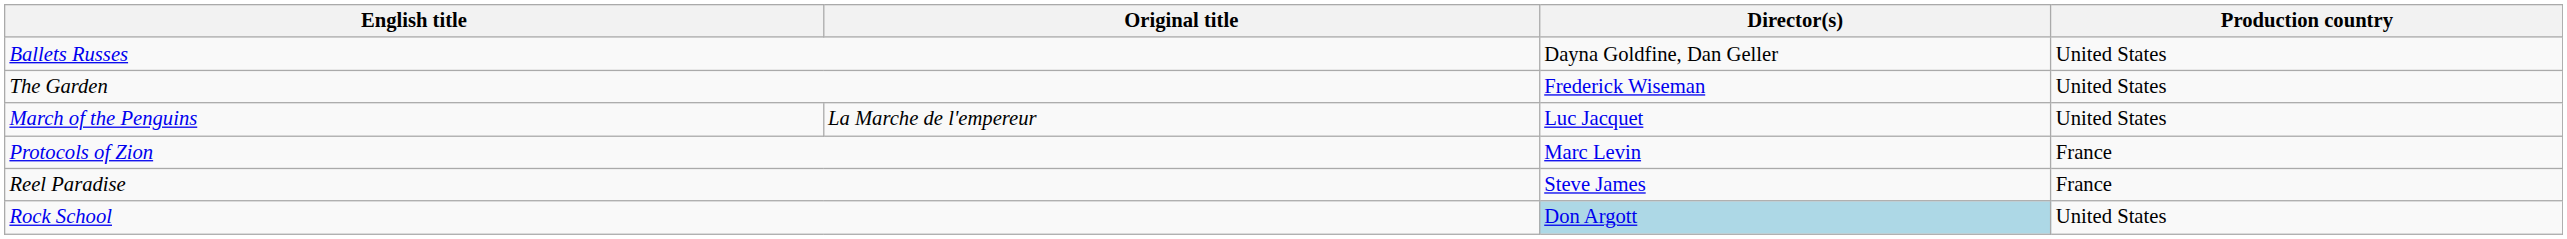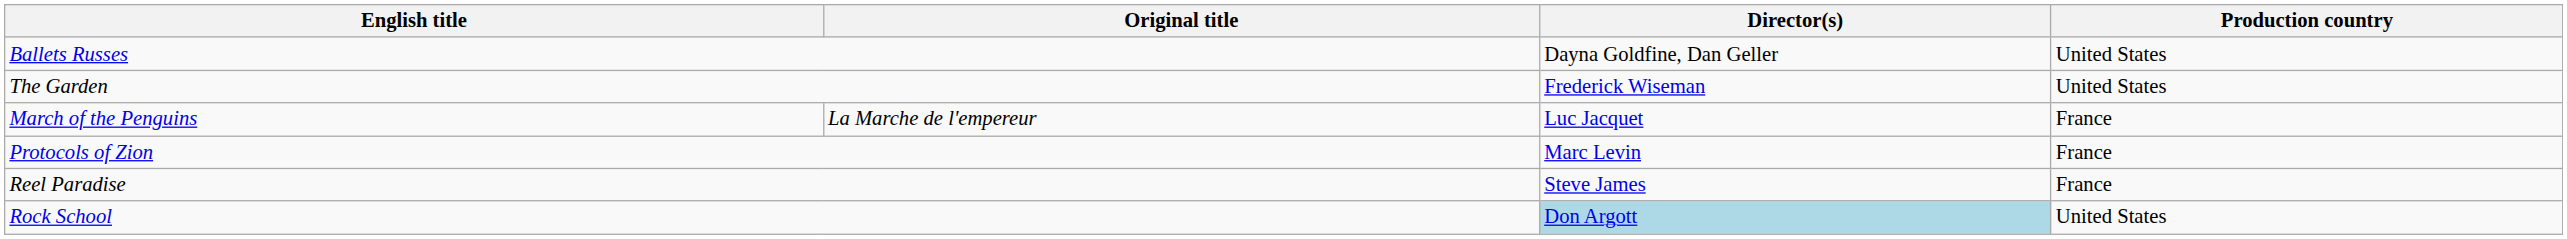(2111, 119) United States -> (2084, 119) France
